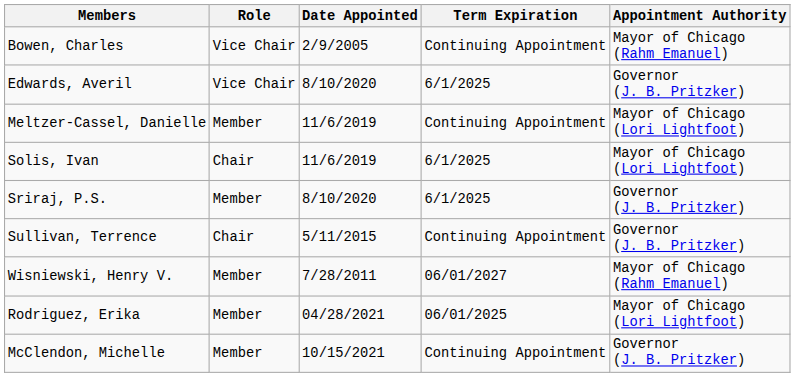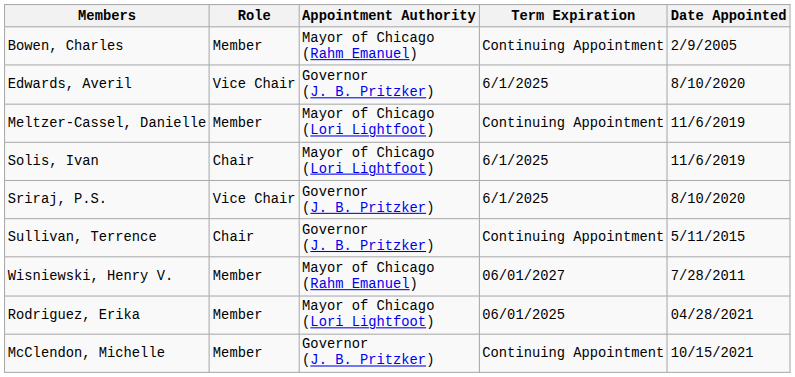columns swapped: (360, 16) <-> (700, 16)
(254, 46) Vice Chair -> (238, 46) Member
(238, 200) Member -> (254, 200) Vice Chair
